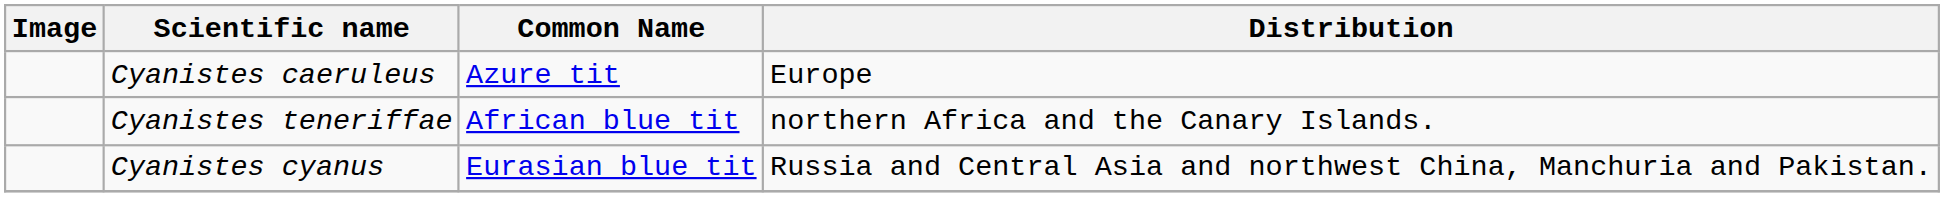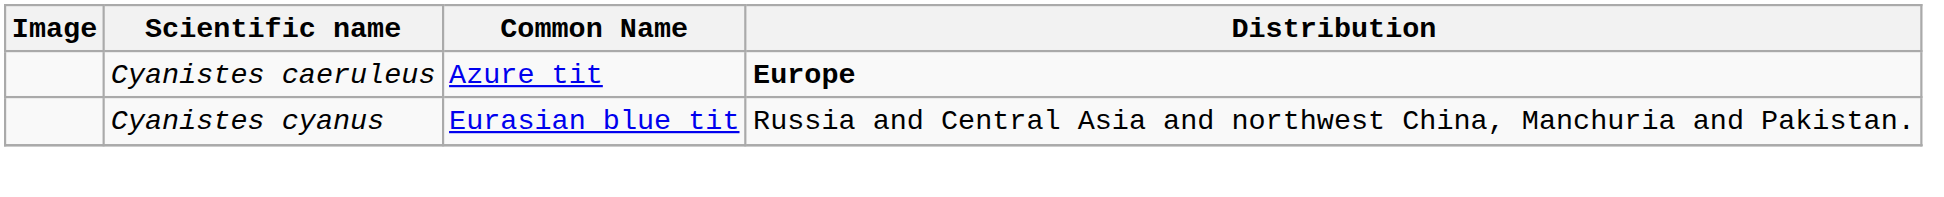(821, 75) normal -> (804, 75) bold
- row: (282, 121)
